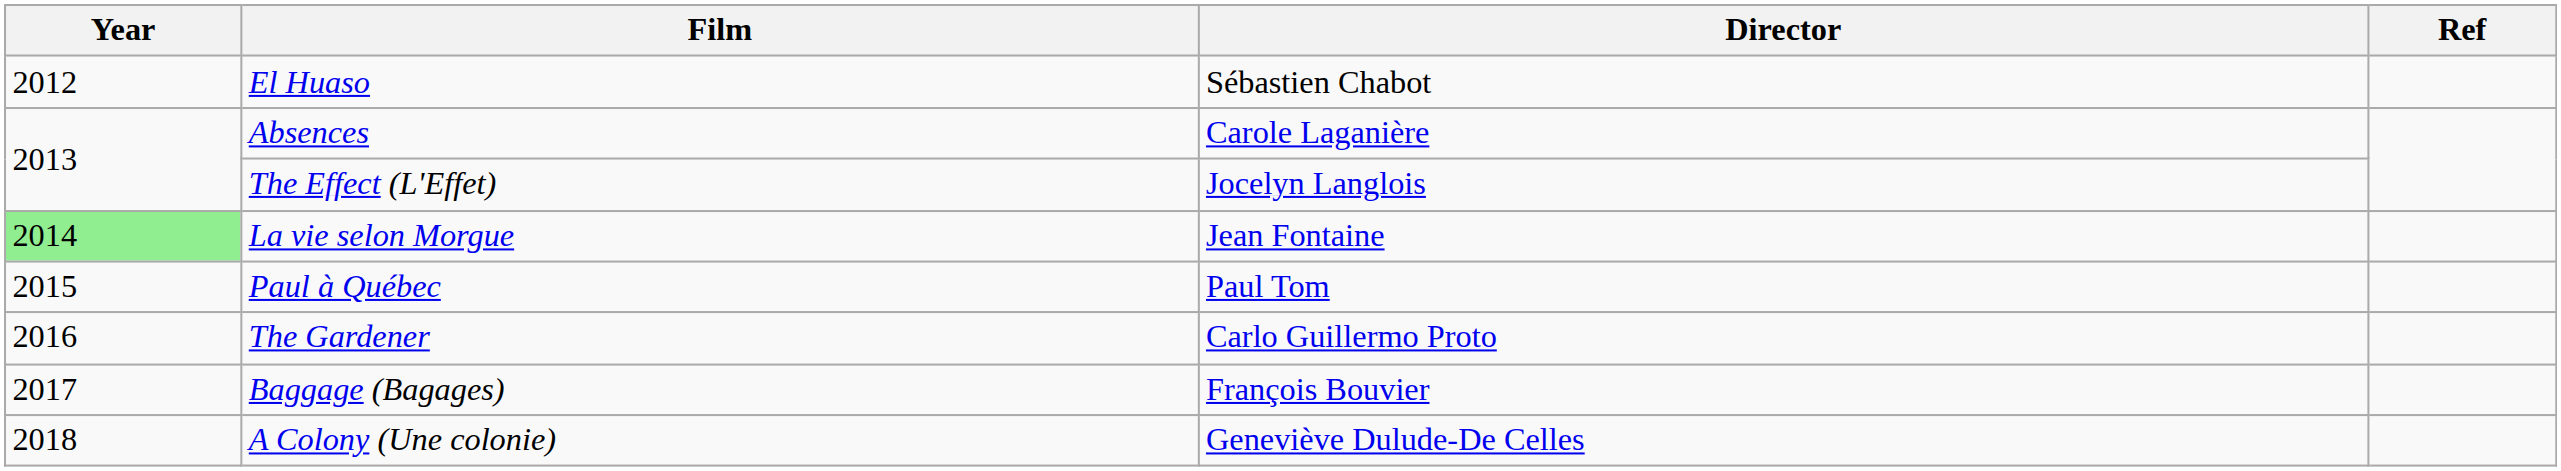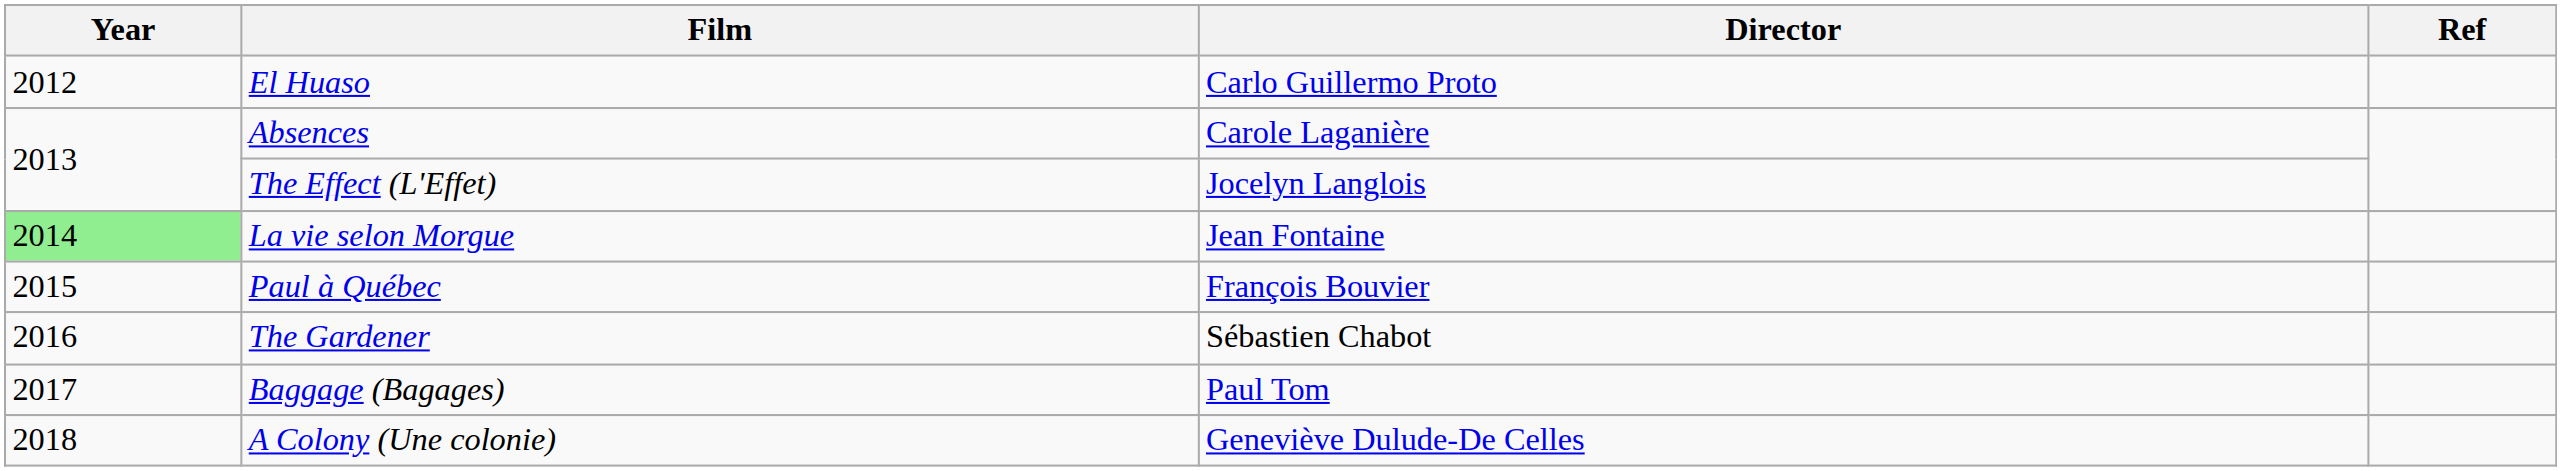(1319, 81) Sébastien Chabot -> (1351, 81) Carlo Guillermo Proto
(1268, 286) Paul Tom -> (1318, 286) François Bouvier
(1351, 337) Carlo Guillermo Proto -> (1319, 337) Sébastien Chabot
(1318, 388) François Bouvier -> (1268, 388) Paul Tom
